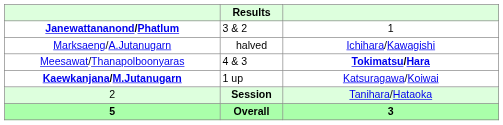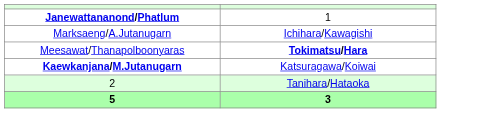- column: (251, 12)
